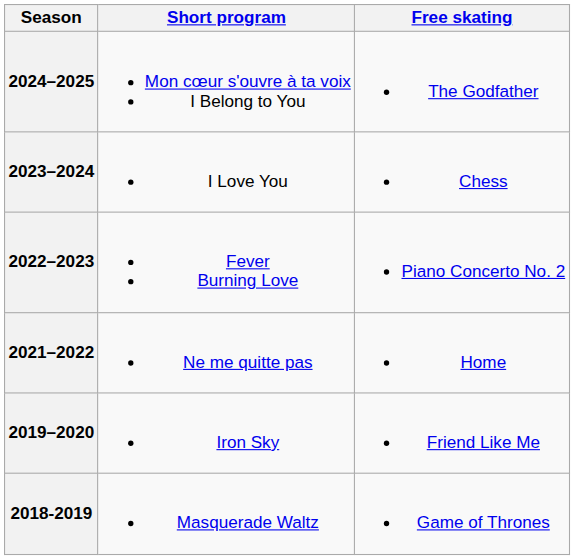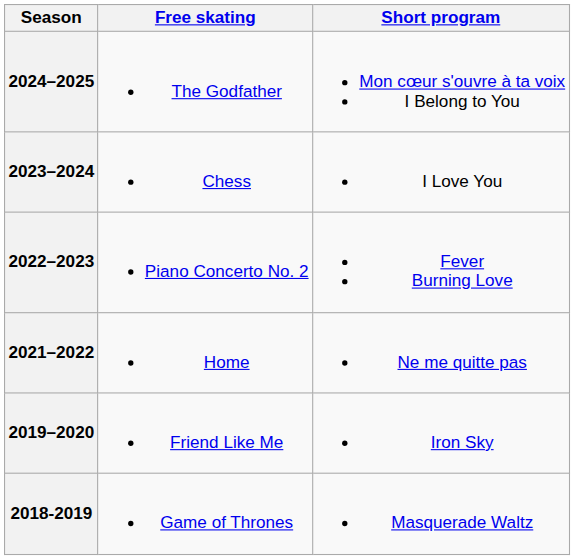columns swapped: (226, 18) <-> (462, 18)
